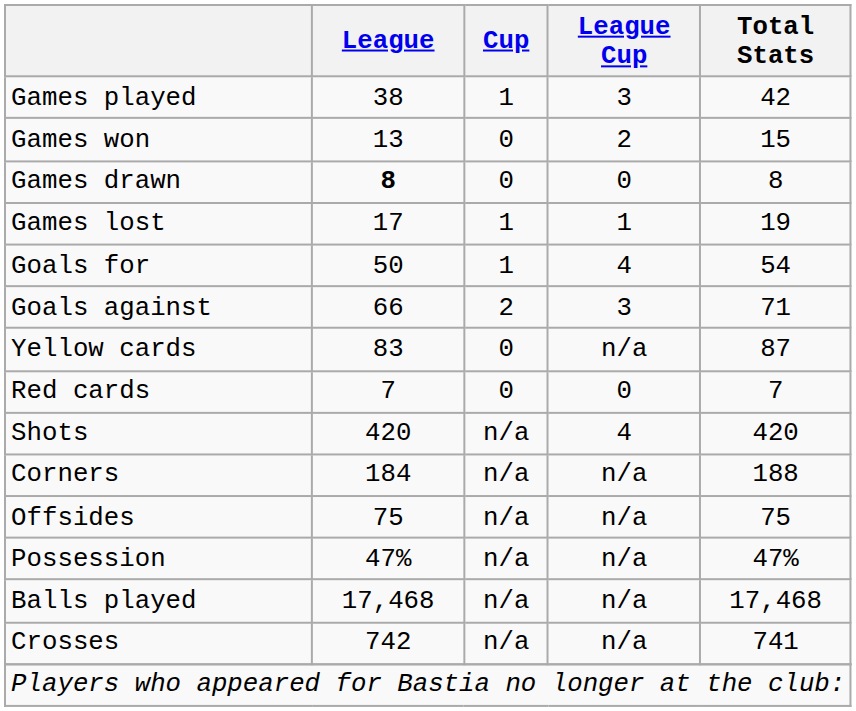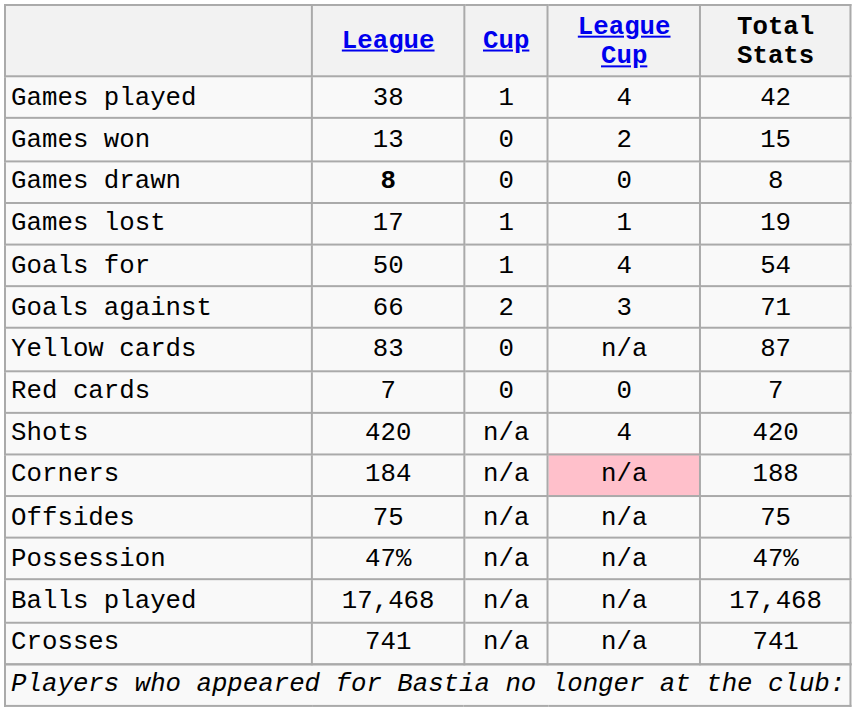(624, 98) 3 -> (624, 98) 4
(624, 475) no background -> (624, 475) pink background
(388, 643) 742 -> (388, 643) 741
